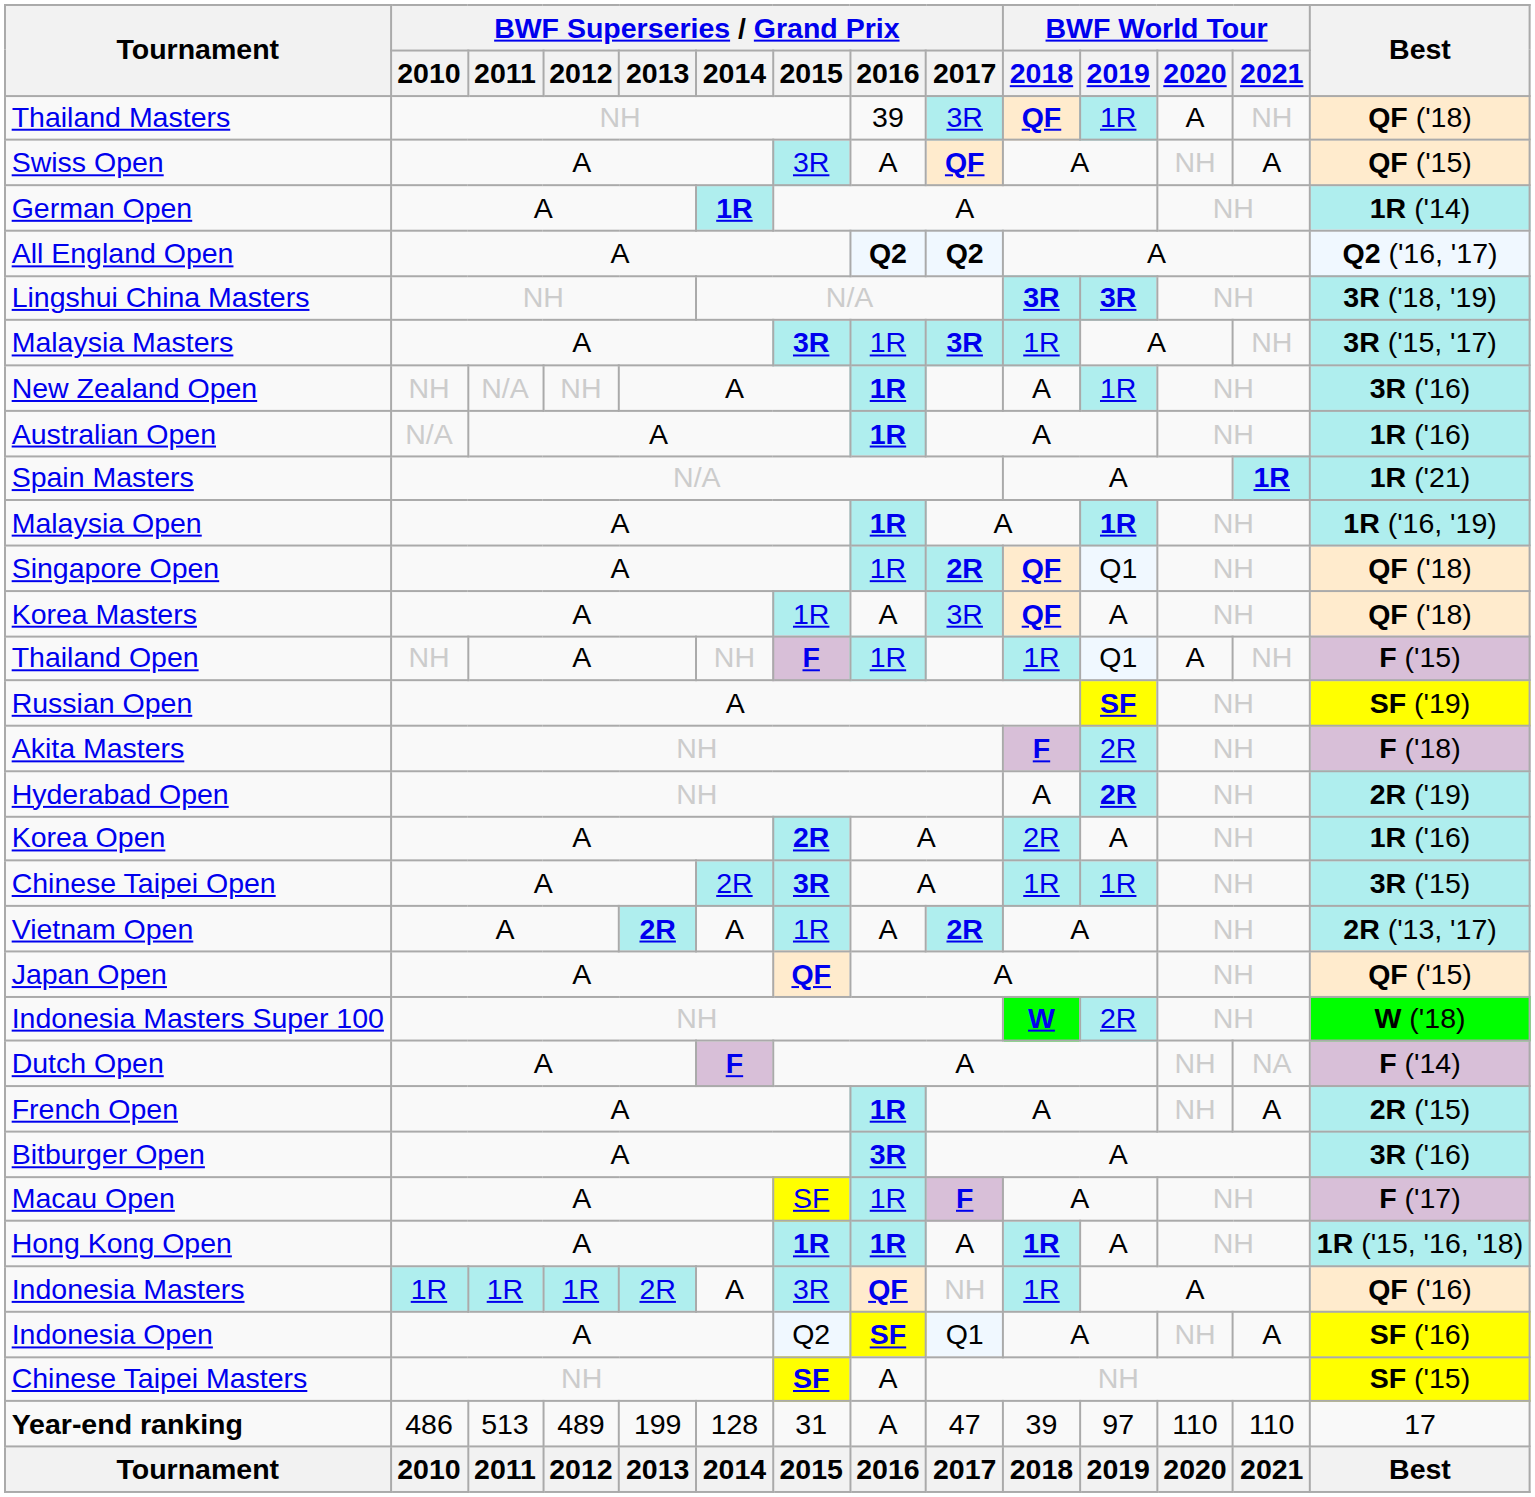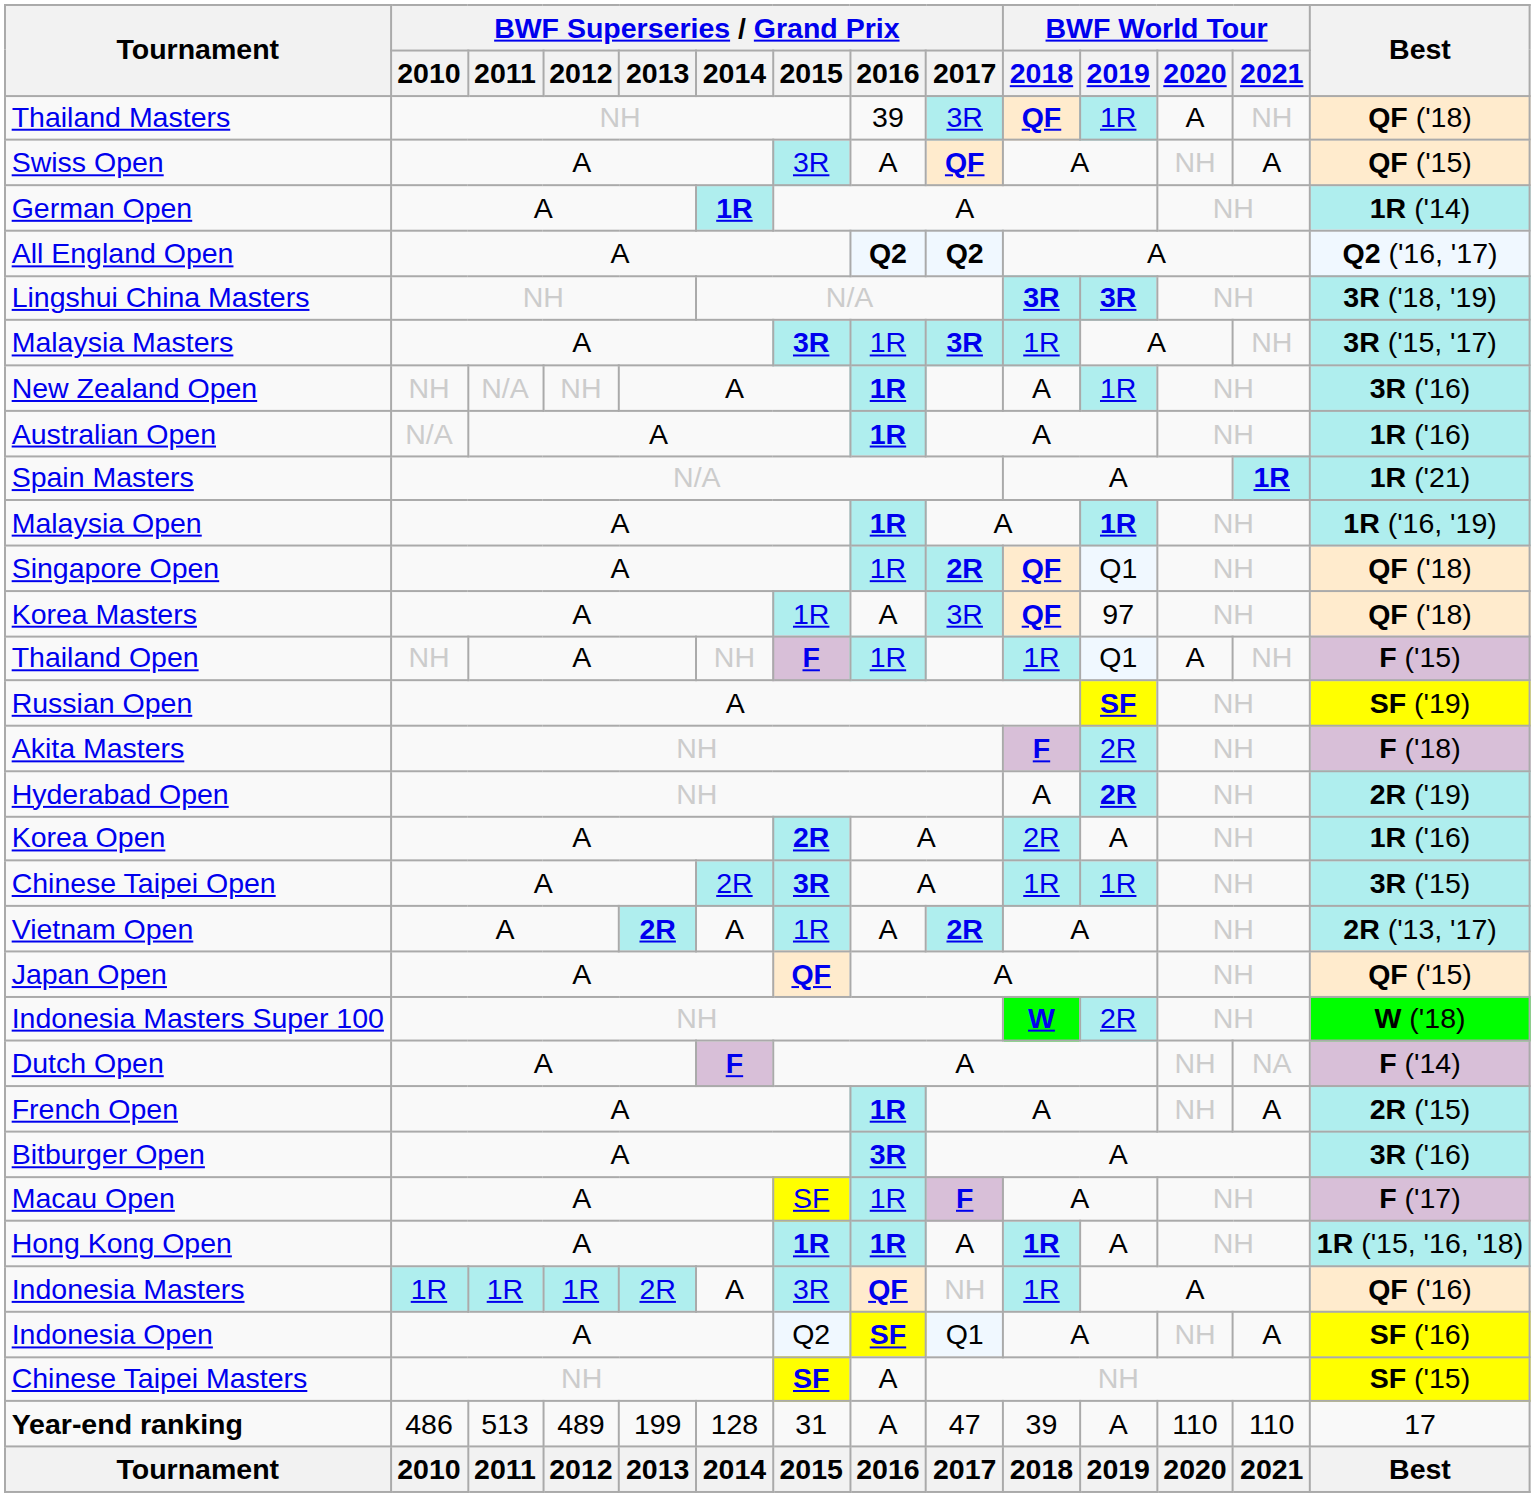(1118, 613) A -> (1118, 613) 97
(1118, 1424) 97 -> (1118, 1424) A
